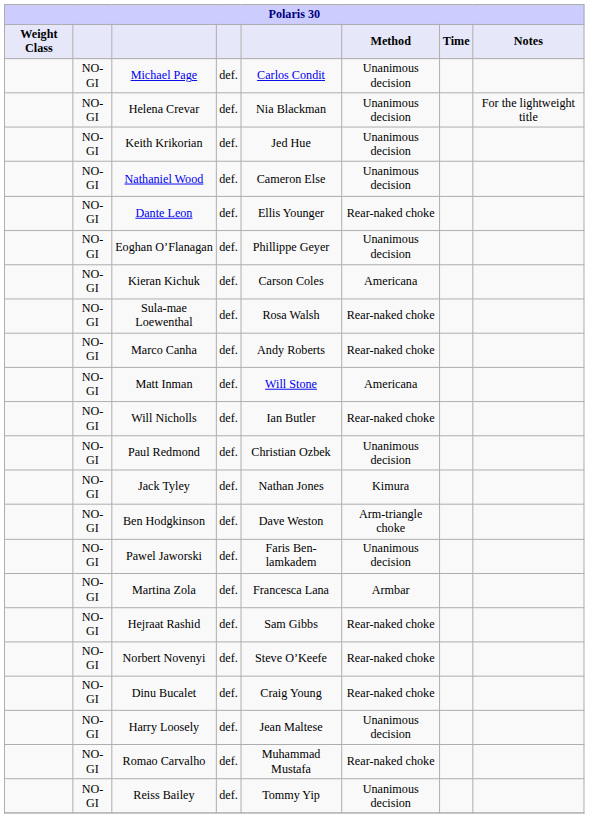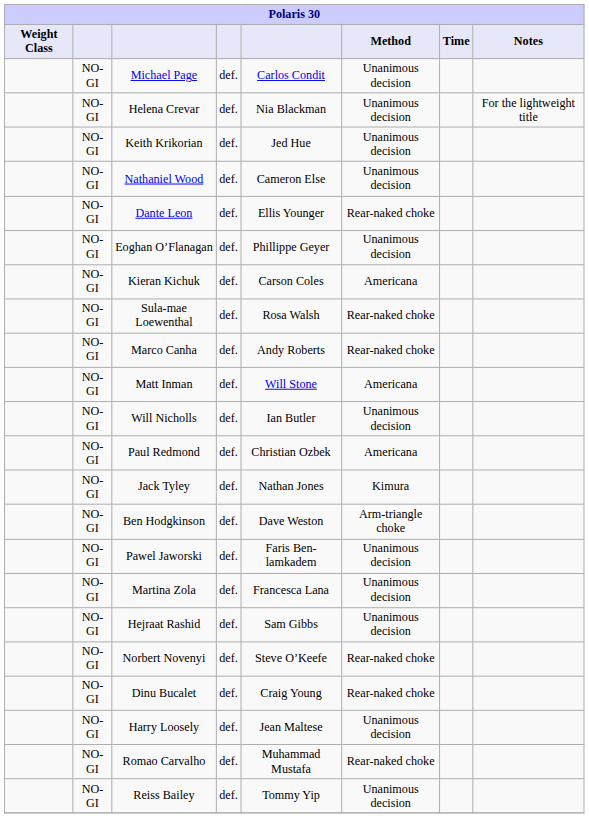(391, 418) Rear-naked choke -> (391, 418) Unanimous decision
(391, 452) Unanimous decision -> (391, 452) Americana
(391, 590) Armbar -> (391, 590) Unanimous decision
(391, 624) Rear-naked choke -> (391, 624) Unanimous decision
